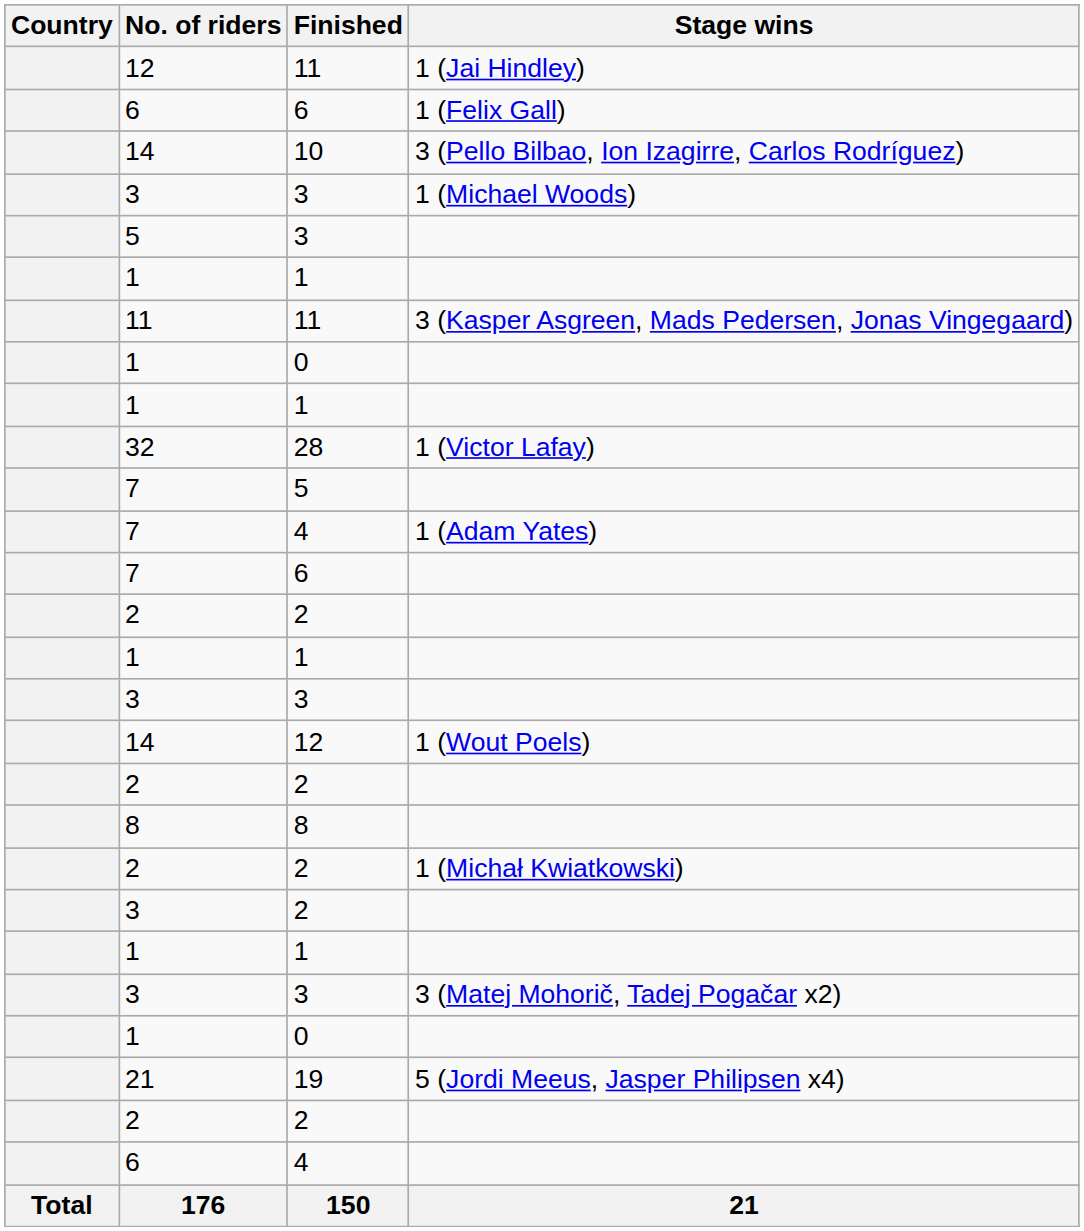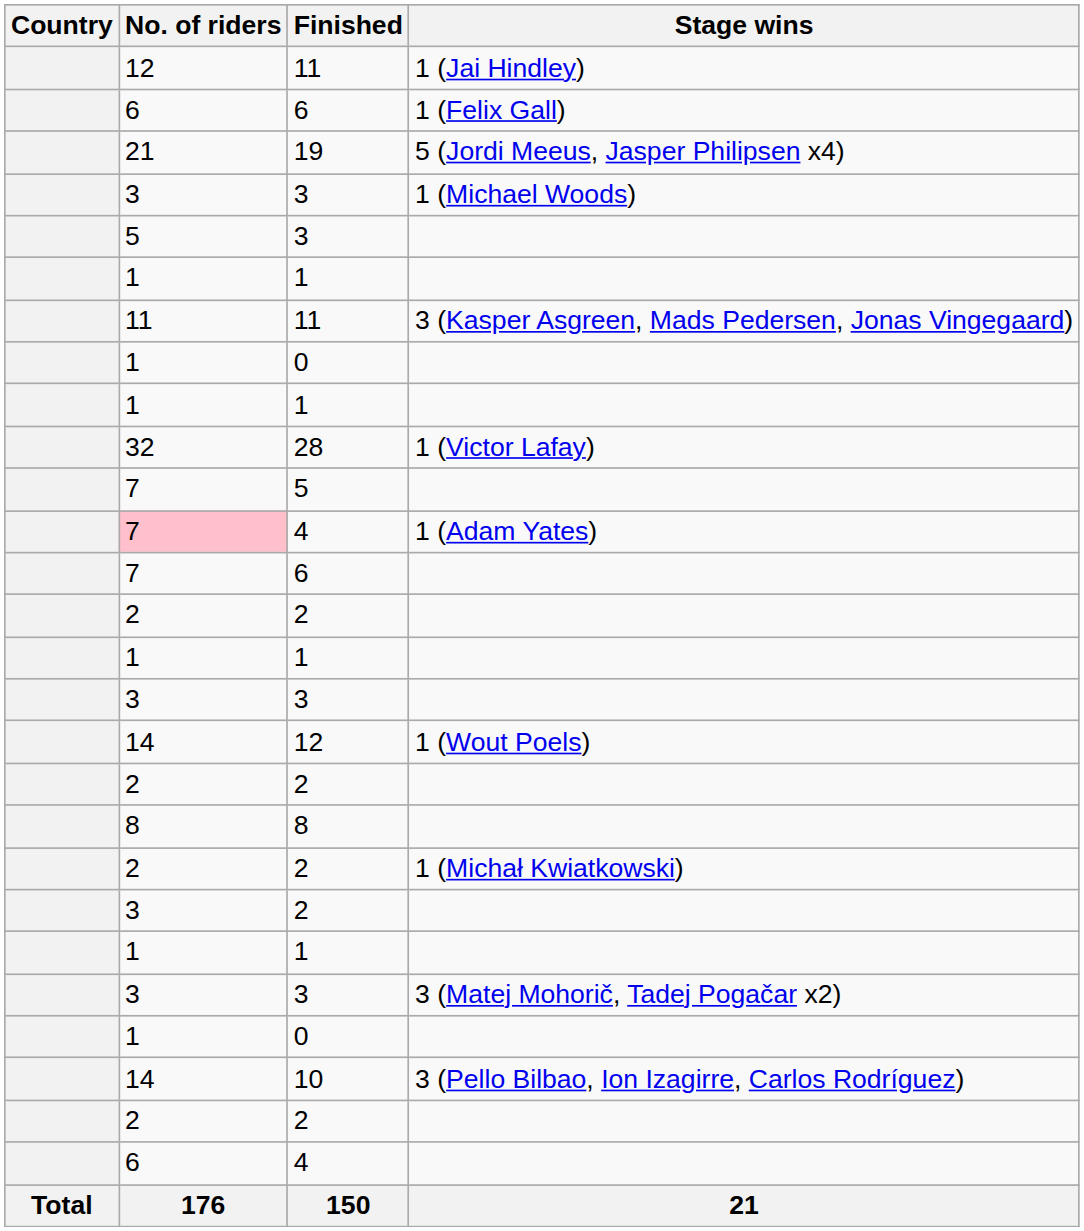rows swapped: (308, 1078) <-> (308, 151)
(132, 531) no background -> (132, 531) pink background
